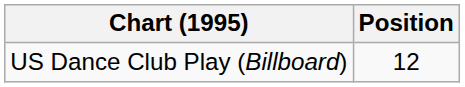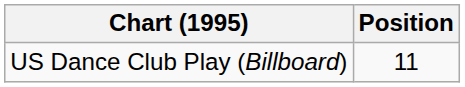(406, 61) 12 -> (406, 61) 11
